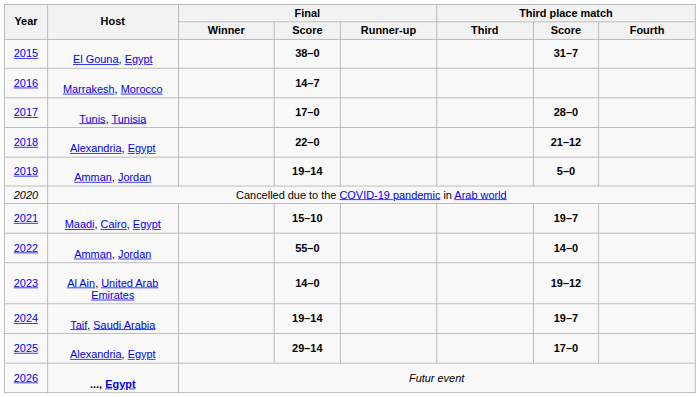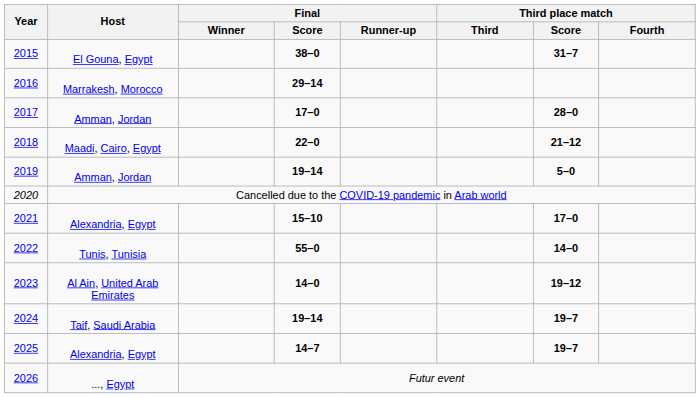(307, 84) 14–7 -> (307, 84) 29–14
(113, 119) Tunis, Tunisia -> (113, 119) Amman, Jordan
(113, 149) Alexandria, Egypt -> (113, 149) Maadi, Cairo, Egypt
(113, 225) Maadi, Cairo, Egypt -> (113, 225) Alexandria, Egypt
(566, 219) 19–7 -> (566, 219) 17–0
(113, 254) Amman, Jordan -> (113, 254) Tunis, Tunisia
(307, 349) 29–14 -> (307, 349) 14–7
(566, 349) 17–0 -> (566, 349) 19–7
(113, 384) bold -> (113, 384) normal
